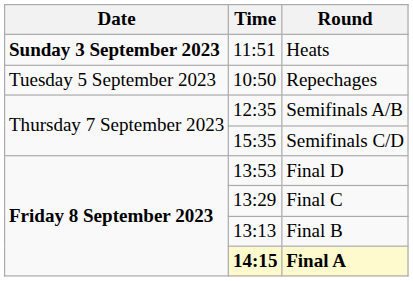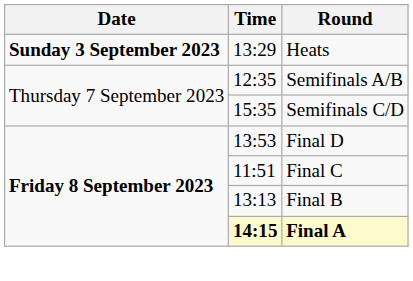(254, 49) 11:51 -> (255, 49) 13:29
- row: (332, 79)
(255, 200) 13:29 -> (254, 170) 11:51
